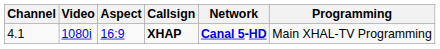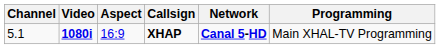(16, 33) 4.1 -> (16, 33) 5.1
(77, 33) normal -> (77, 33) bold
